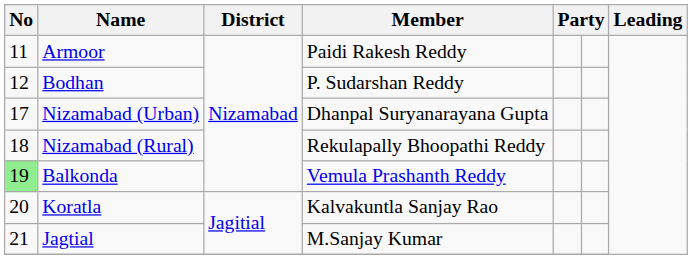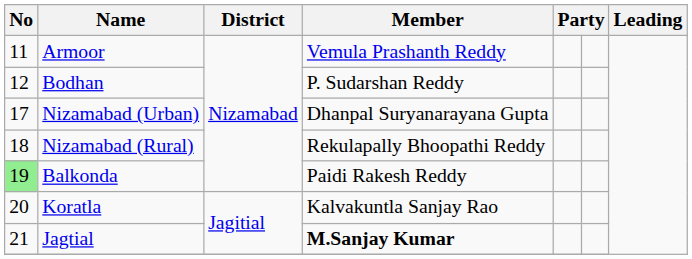(387, 51) Paidi Rakesh Reddy -> (406, 51) Vemula Prashanth Reddy
(406, 176) Vemula Prashanth Reddy -> (387, 176) Paidi Rakesh Reddy
(375, 238) normal -> (381, 238) bold
